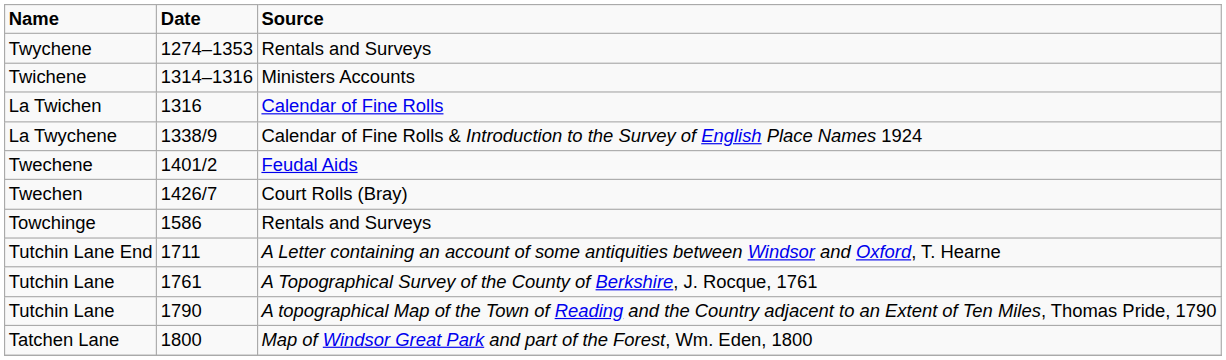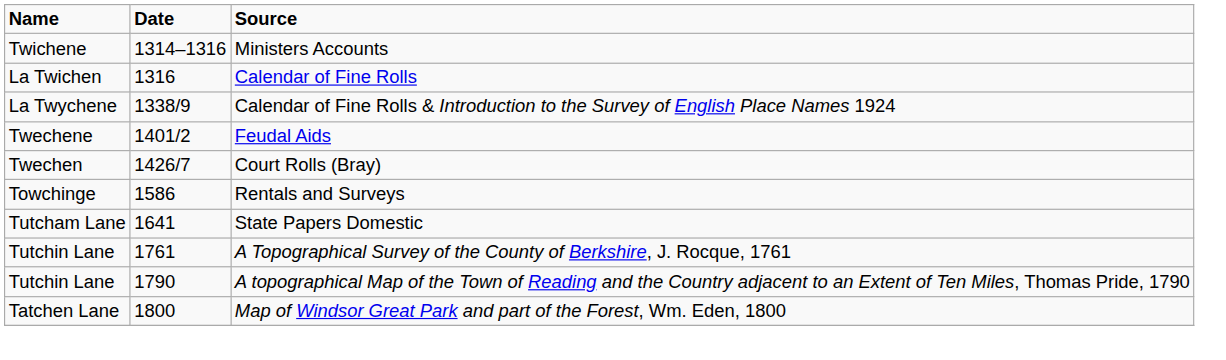- row: (50, 48)
+ row: (67, 223)
- row: (81, 252)
